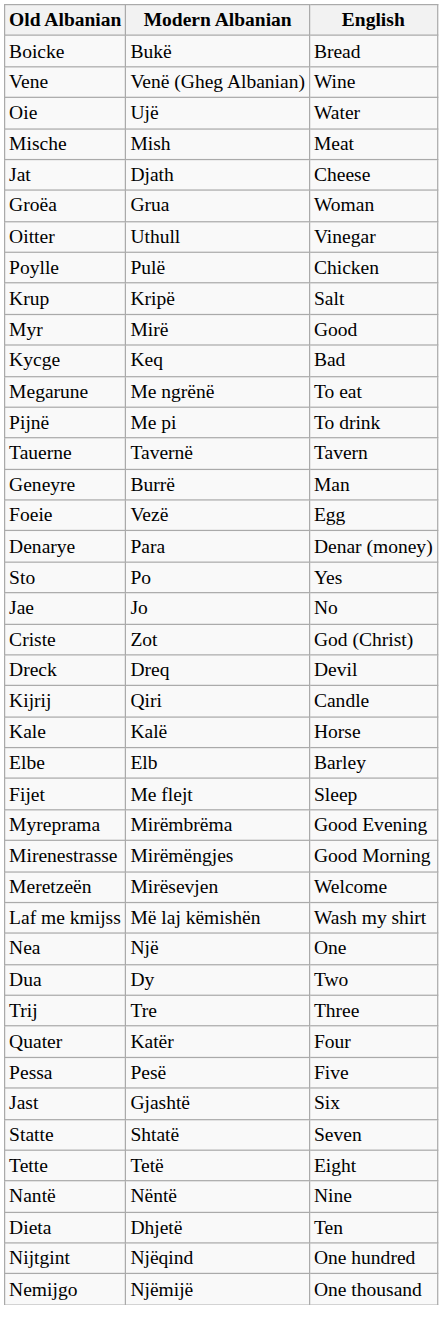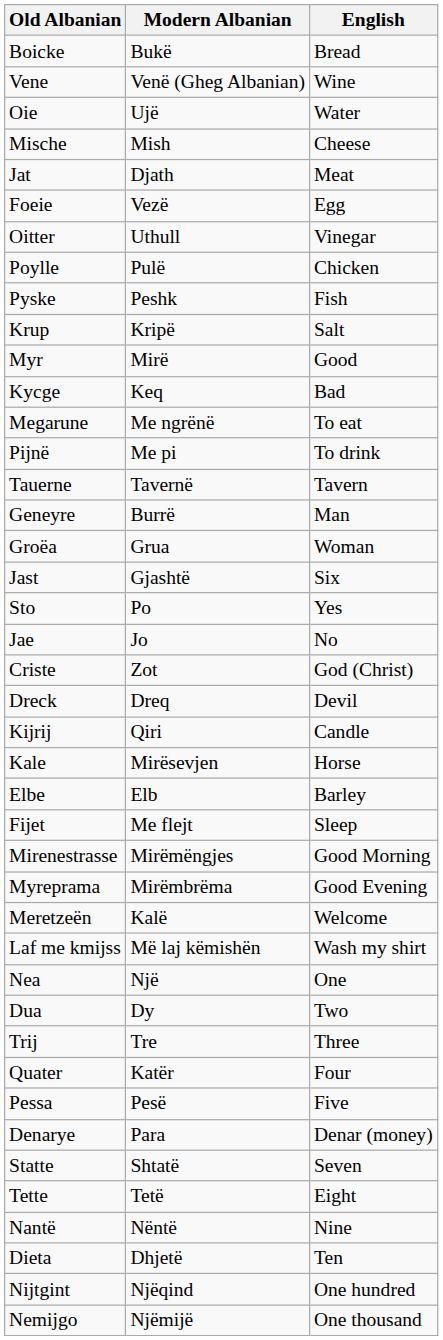(334, 143) Meat -> (342, 143) Cheese
(342, 174) Cheese -> (334, 174) Meat
rows swapped: (31, 515) <-> (33, 205)
+ row: (32, 298)
rows swapped: (42, 546) <-> (24, 1103)
(149, 732) Kalë -> (174, 762) Mirësevjen
rows swapped: (63, 855) <-> (55, 824)
(174, 886) Mirësevjen -> (149, 917) Kalë
